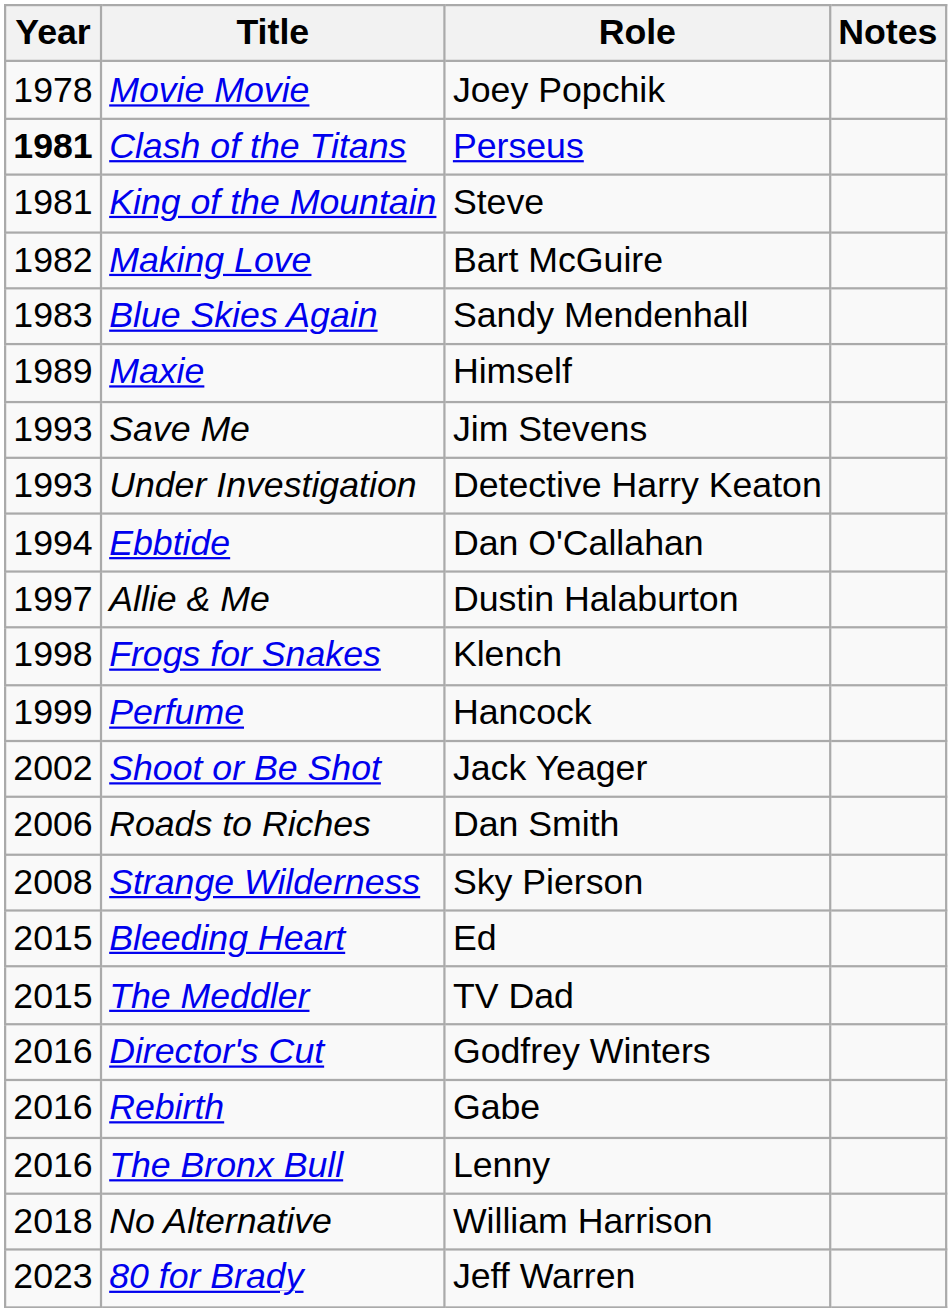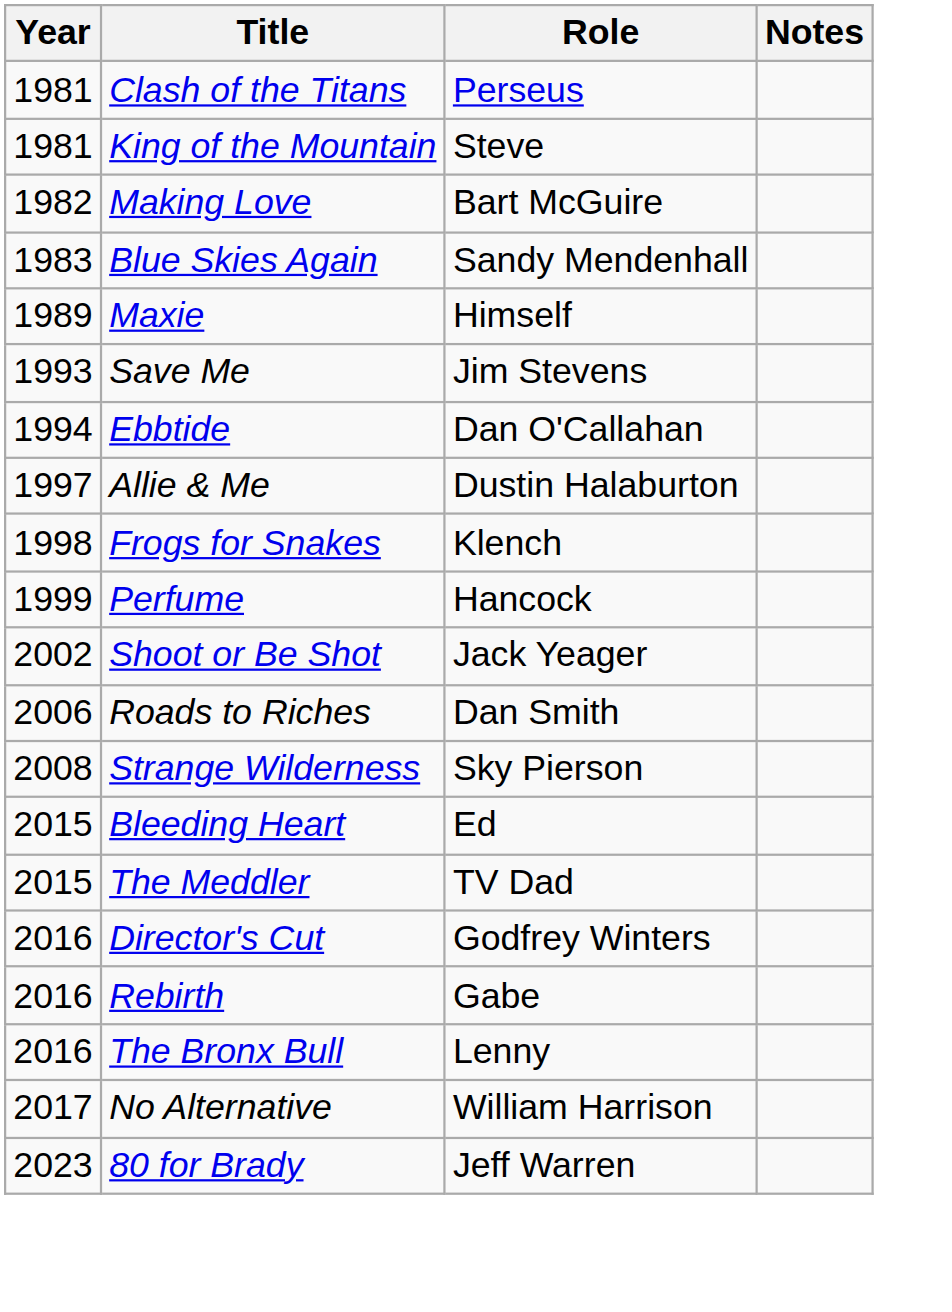- row: (209, 89)
(53, 145) bold -> (53, 89) normal
- row: (263, 485)
(53, 1221) 2018 -> (53, 1107) 2017
